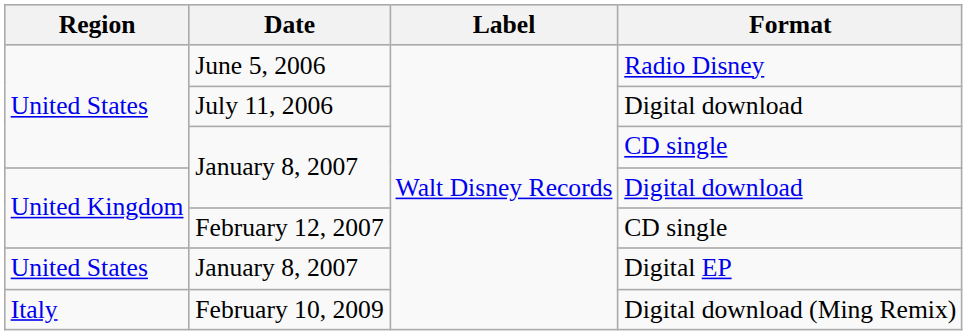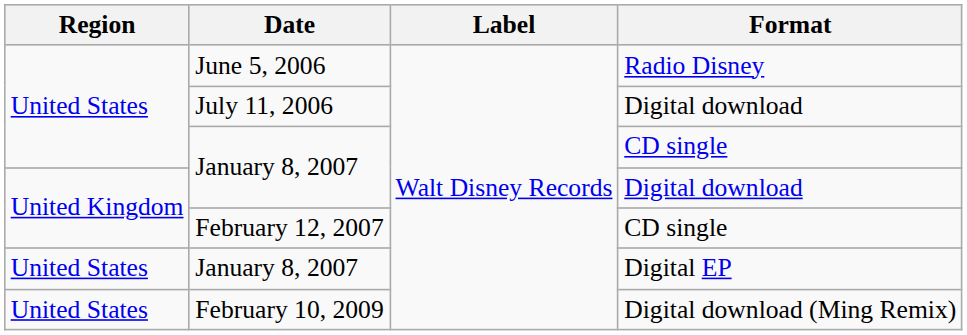(34, 308) Italy -> (79, 308) United States
